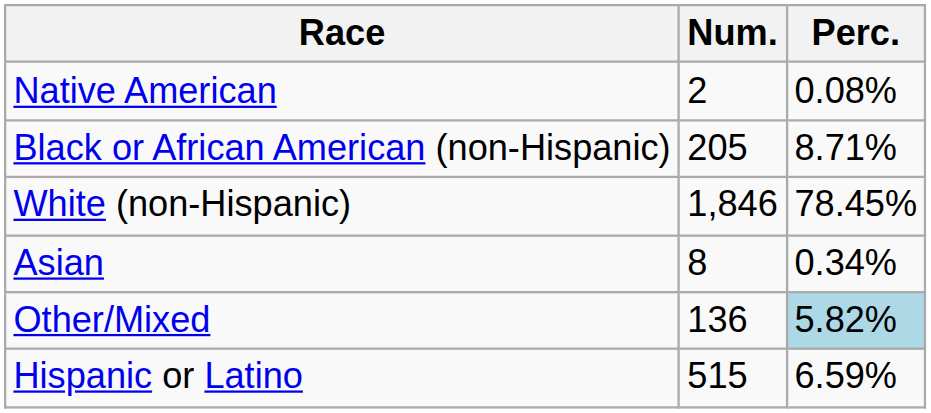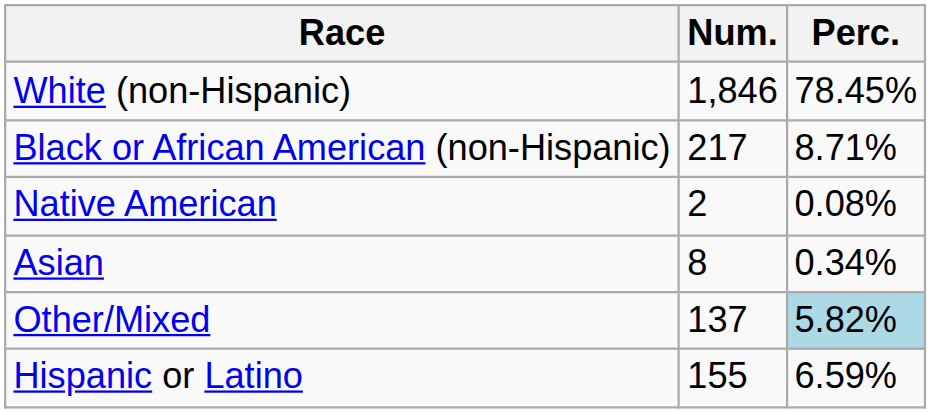rows swapped: (182, 205) <-> (145, 90)
(717, 147) 205 -> (717, 147) 217
(717, 319) 136 -> (717, 319) 137
(717, 377) 515 -> (717, 377) 155
